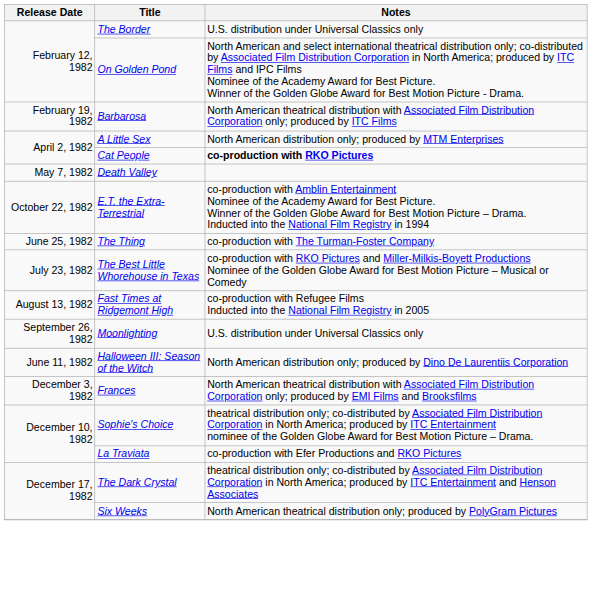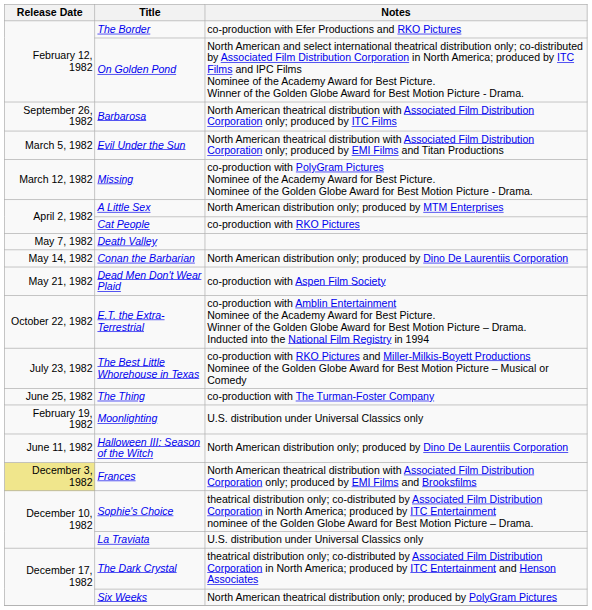(315, 29) U.S. distribution under Universal Classics only -> (334, 29) co-production with Efer Productions and RKO Pictures
(63, 116) February 19, 1982 -> (58, 116) September 26, 1982
+ row: (141, 145)
+ row: (115, 179)
(290, 156) bold -> (284, 225) normal
+ row: (146, 258)
+ row: (149, 281)
rows swapped: (121, 241) <-> (148, 270)
- row: (135, 305)
(58, 333) September 26, 1982 -> (63, 419) February 19, 1982
(62, 390) no background -> (62, 476) khaki background
(334, 454) co-production with Efer Productions and RKO Pictures -> (315, 540) U.S. distribution under Universal Classics only
